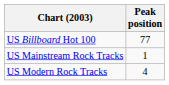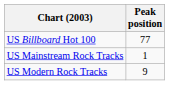(145, 71) 4 -> (145, 71) 9
